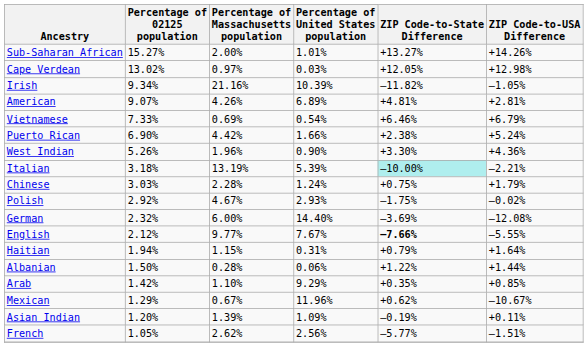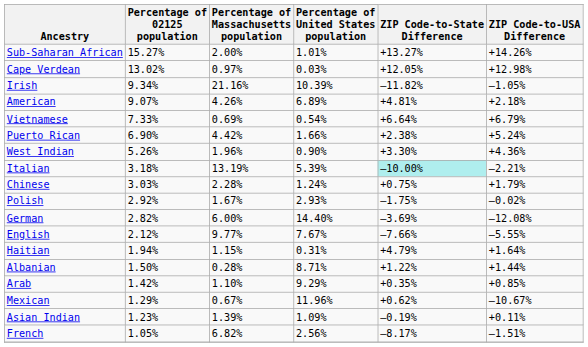(507, 102) +2.81% -> (507, 102) +2.18%
(399, 119) +6.46% -> (399, 119) +6.64%
(227, 201) 4.67% -> (227, 201) 1.67%
(143, 218) 2.32% -> (143, 218) 2.82%
(399, 234) bold -> (399, 234) normal
(399, 251) +0.79% -> (399, 251) +4.79%
(311, 267) 0.06% -> (311, 267) 8.71%
(143, 317) 1.20% -> (143, 317) 1.23%
(227, 334) 2.62% -> (227, 334) 6.82%
(399, 334) –5.77% -> (399, 334) –8.17%
